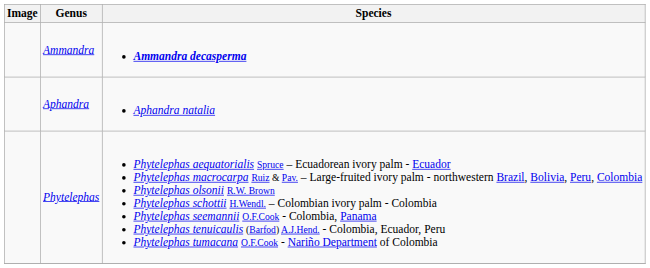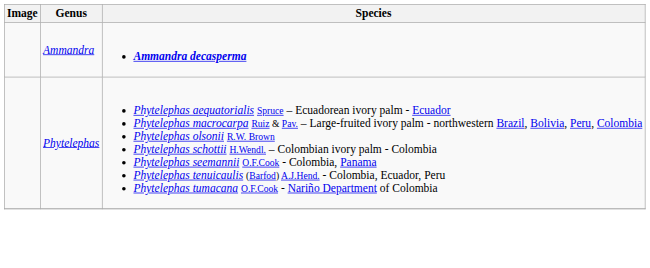- row: (66, 104)
